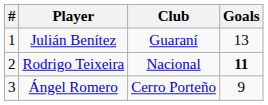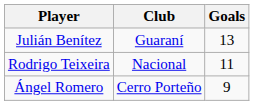- column: (12, 16)
(241, 64) bold -> (227, 64) normal
